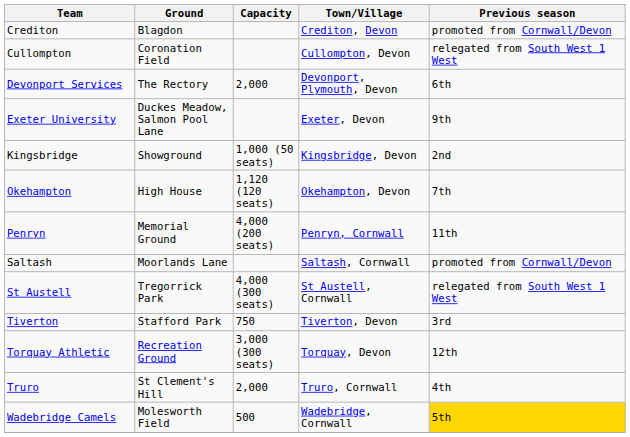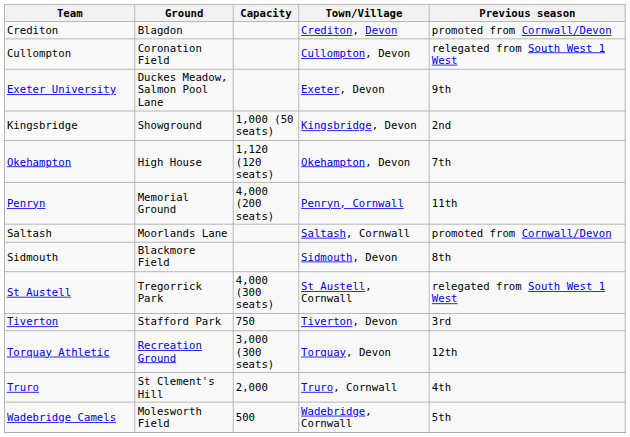- row: (65, 84)
+ row: (33, 257)
(441, 417) gold background -> (441, 417) no background
